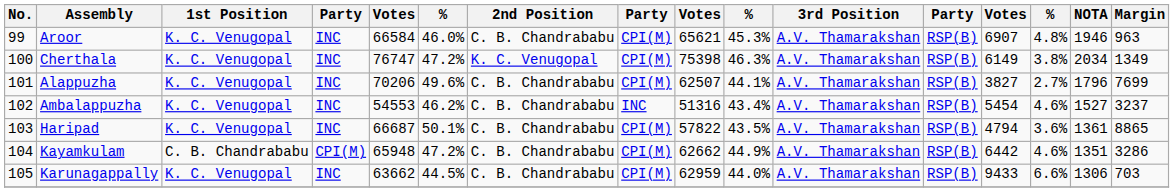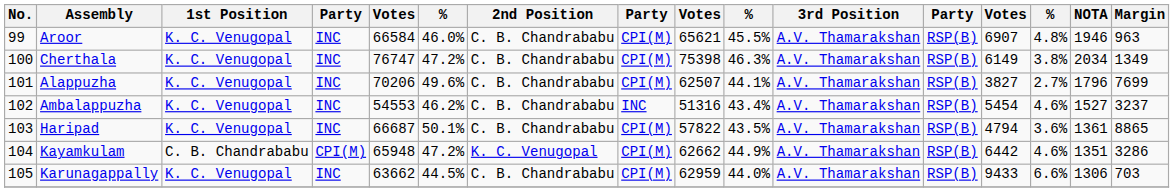(749, 39) 45.3% -> (749, 39) 45.5%
(534, 62) K. C. Venugopal -> (543, 62) C. B. Chandrababu
(543, 153) C. B. Chandrababu -> (534, 153) K. C. Venugopal
